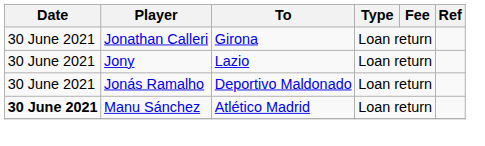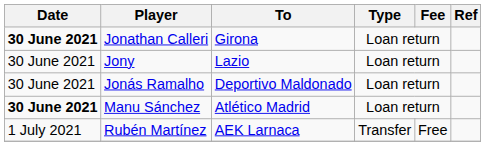(51, 38) normal -> (53, 38) bold
+ row: (155, 130)
